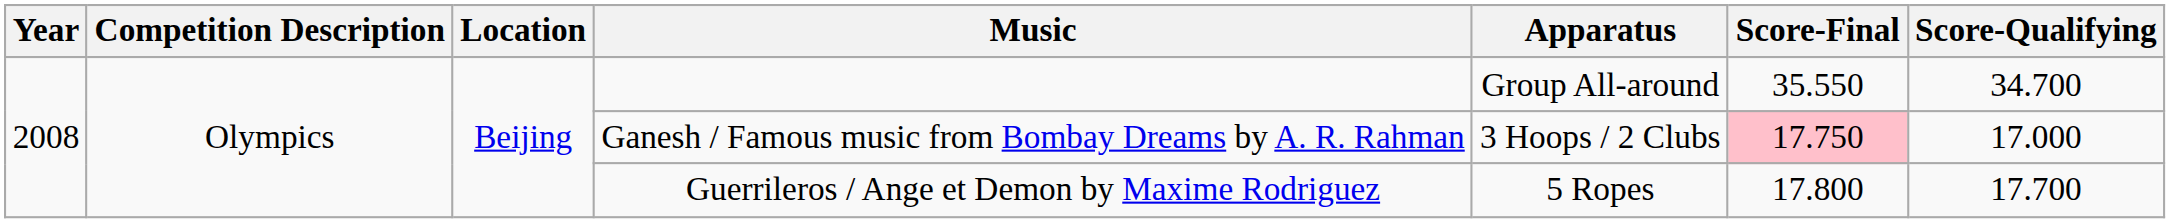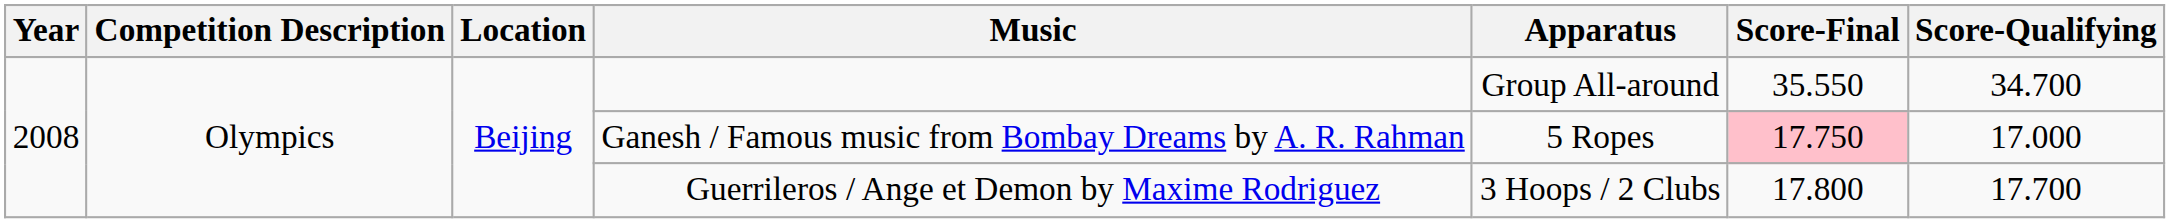(1600, 136) 3 Hoops / 2 Clubs -> (1600, 136) 5 Ropes
(1600, 189) 5 Ropes -> (1600, 189) 3 Hoops / 2 Clubs
